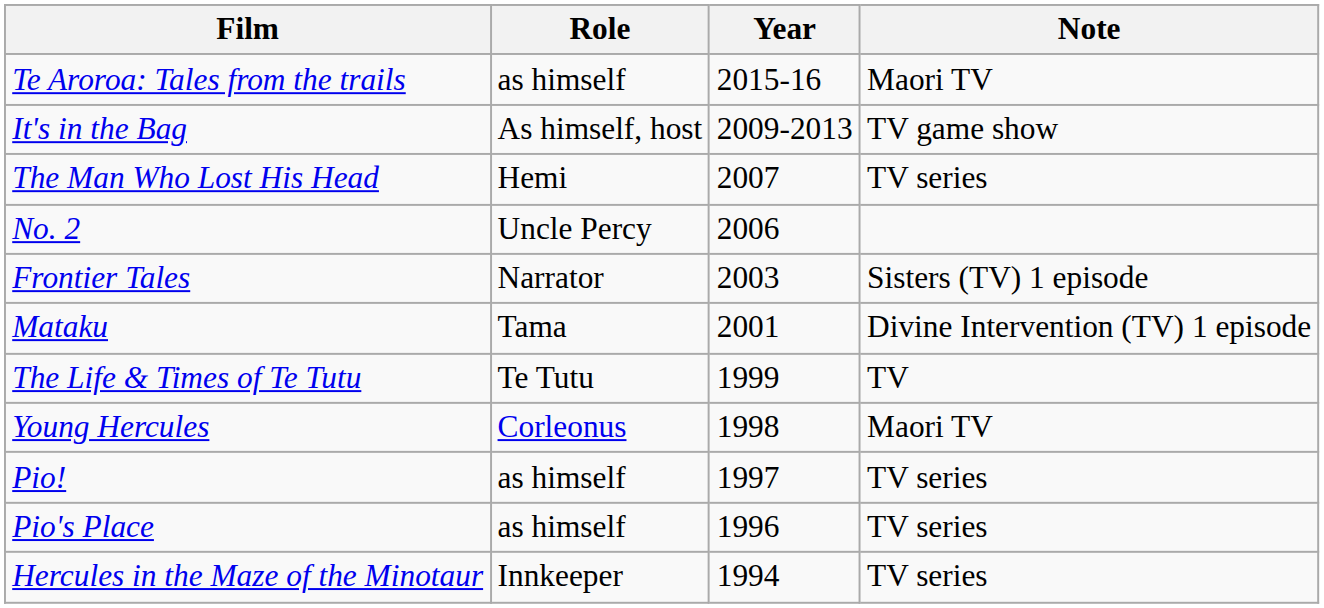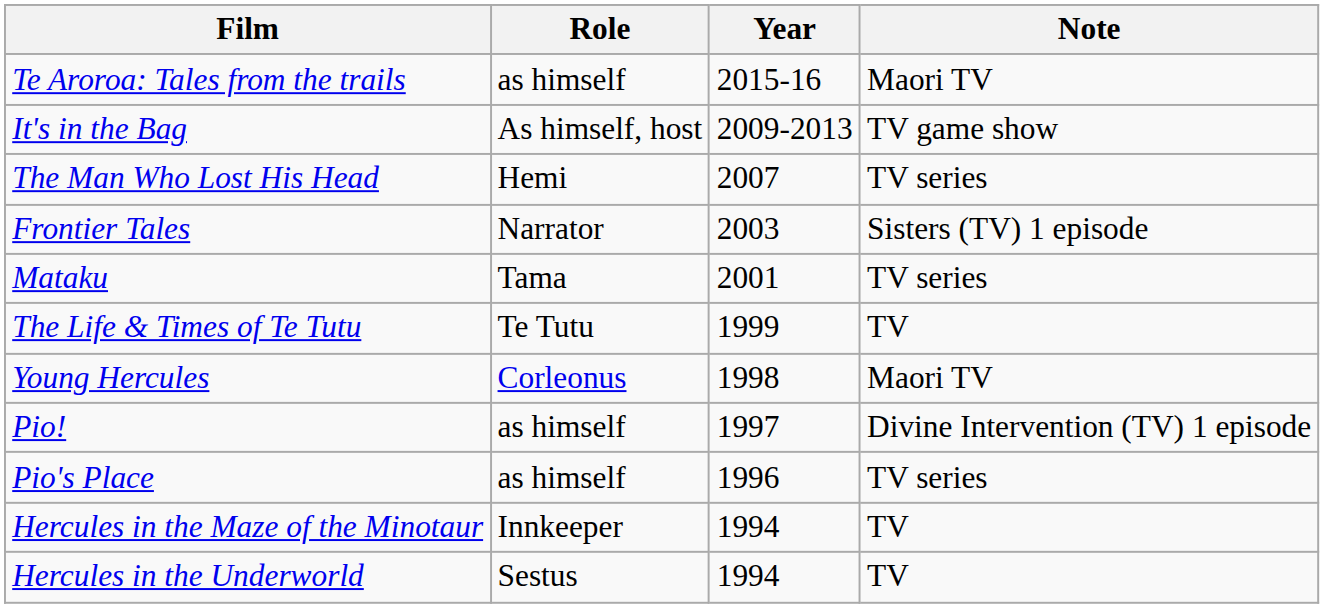- row: (46, 228)
(1089, 327) Divine Intervention (TV) 1 episode -> (927, 278) TV series
(927, 476) TV series -> (1089, 427) Divine Intervention (TV) 1 episode
(927, 576) TV series -> (888, 526) TV
+ row: (188, 576)
